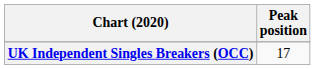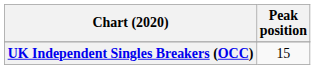(283, 53) 17 -> (283, 53) 15
